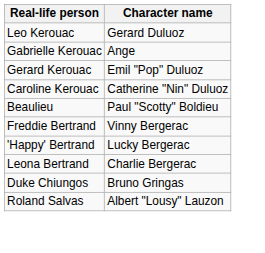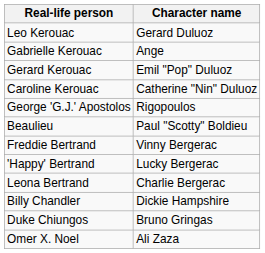+ row: (69, 107)
+ row: (44, 201)
+ row: (43, 239)
- row: (45, 201)
